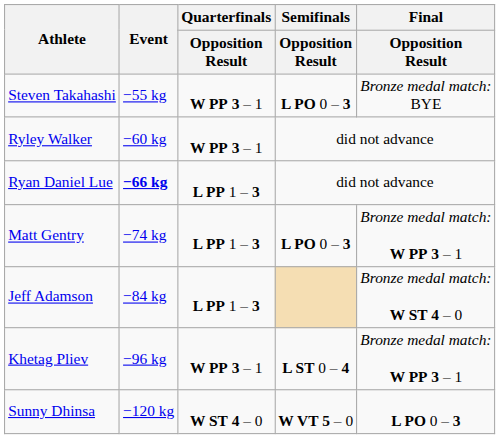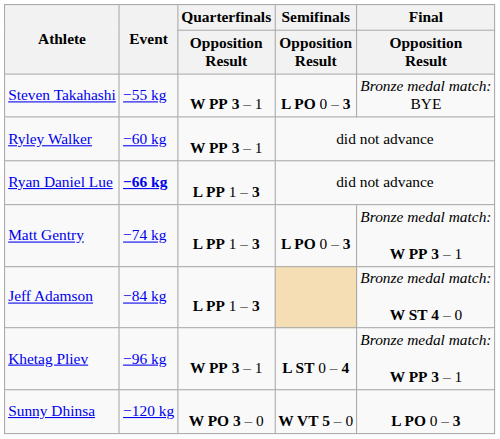(226, 420) W ST 4 – 0 -> (226, 420) W PO 3 – 0
